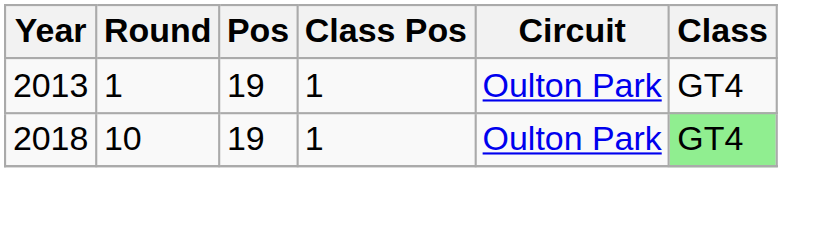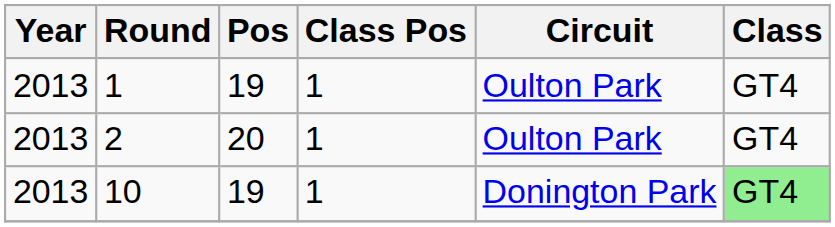+ row: (113, 138)
(51, 138) 2018 -> (51, 192) 2013
(572, 138) Oulton Park -> (600, 192) Donington Park
